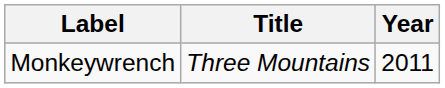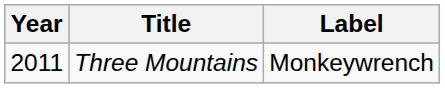columns swapped: (408, 23) <-> (93, 23)
